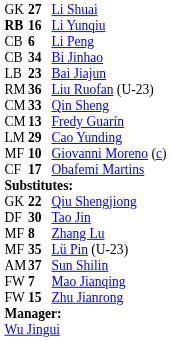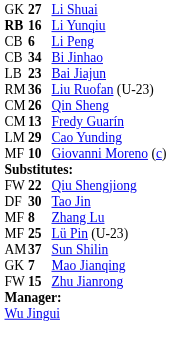(35, 105) 33 -> (35, 105) 26
- row: (98, 169)
(14, 201) GK -> (15, 185) FW
(35, 249) 35 -> (35, 233) 25
(15, 281) FW -> (14, 265) GK
